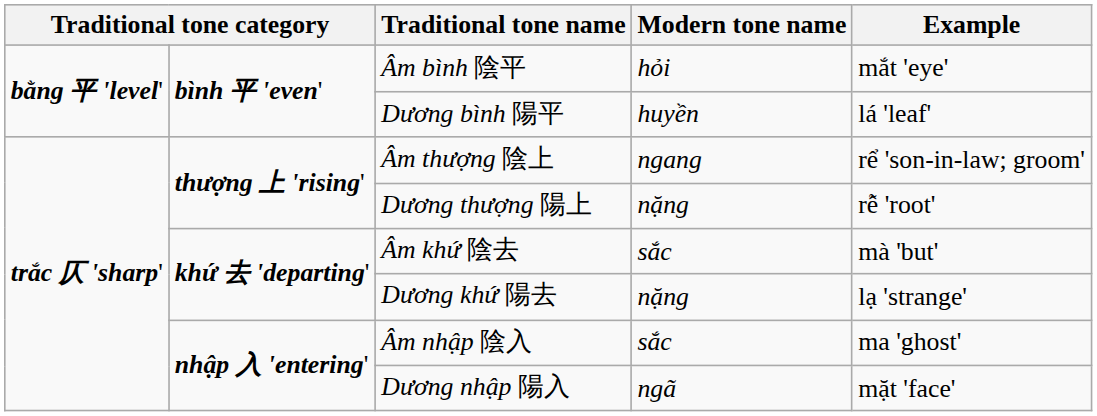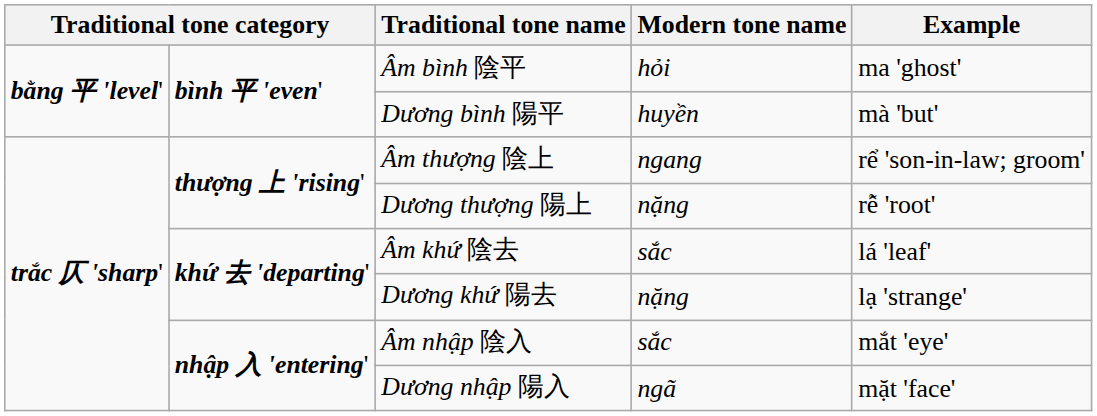(903, 68) mắt 'eye' -> (910, 68) ma 'ghost'
(895, 113) lá 'leaf' -> (898, 113) mà 'but'
(898, 250) mà 'but' -> (895, 250) lá 'leaf'
(910, 342) ma 'ghost' -> (903, 342) mắt 'eye'
